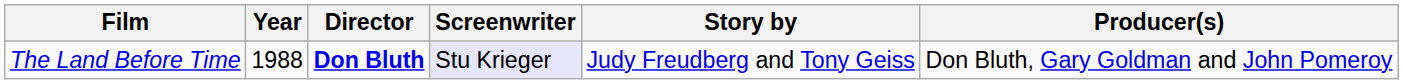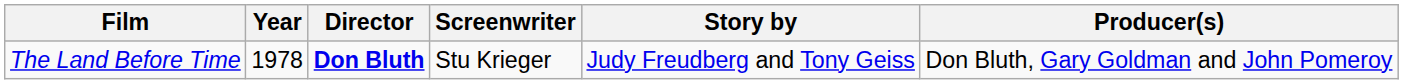(277, 59) 1988 -> (277, 59) 1978
(493, 59) lavender background -> (493, 59) no background
